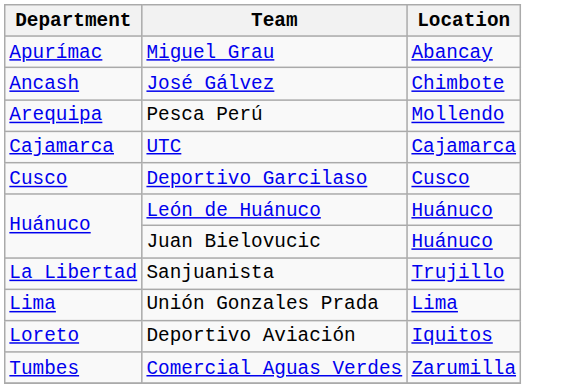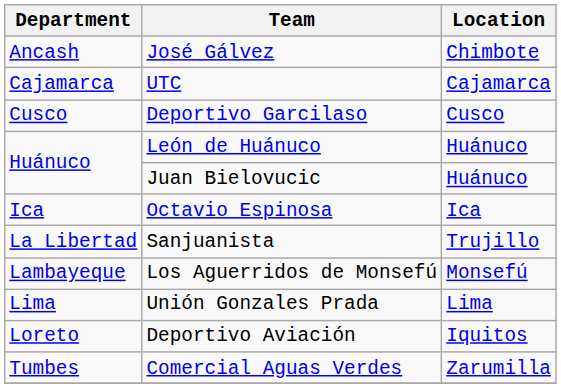- row: (210, 52)
- row: (205, 115)
+ row: (239, 210)
+ row: (292, 273)
